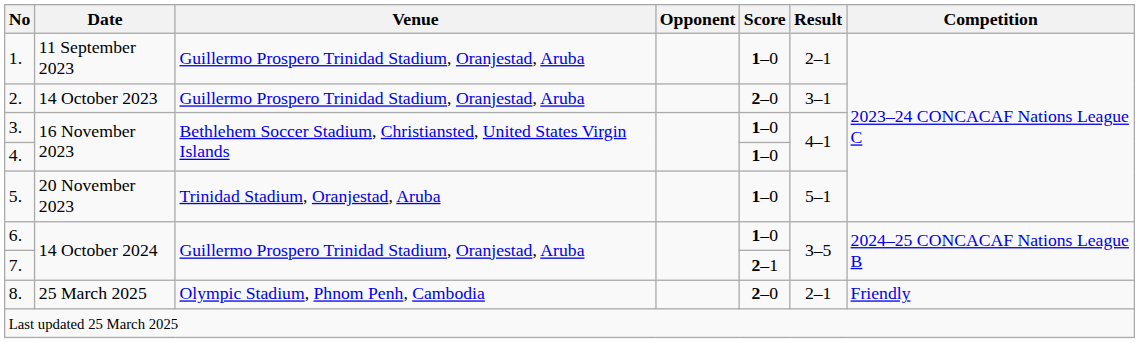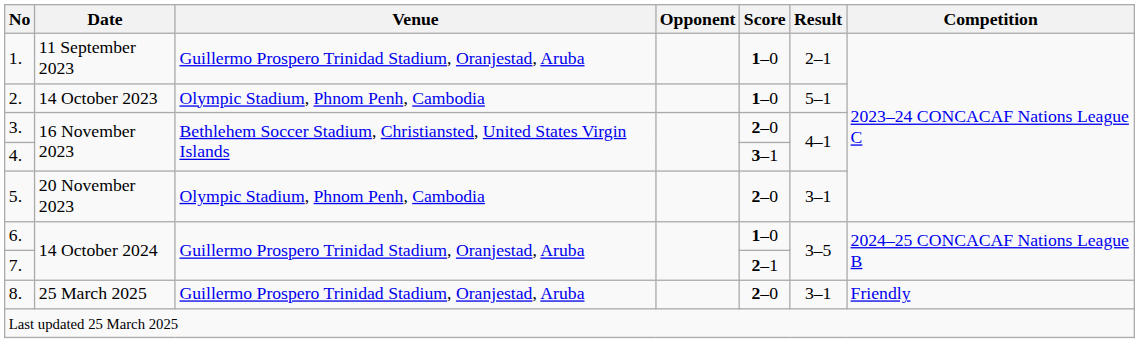(382, 97) Guillermo Prospero Trinidad Stadium, Oranjestad, Aruba -> (332, 97) Olympic Stadium, Phnom Penh, Cambodia
(765, 97) 2–0 -> (765, 97) 1–0
(818, 97) 3–1 -> (818, 97) 5–1
(765, 126) 1–0 -> (765, 126) 2–0
(765, 156) 1–0 -> (765, 156) 3–1
(310, 195) Trinidad Stadium, Oranjestad, Aruba -> (332, 195) Olympic Stadium, Phnom Penh, Cambodia
(765, 195) 1–0 -> (765, 195) 2–0
(818, 195) 5–1 -> (818, 195) 3–1
(332, 293) Olympic Stadium, Phnom Penh, Cambodia -> (382, 293) Guillermo Prospero Trinidad Stadium, Oranjestad, Aruba
(818, 293) 2–1 -> (818, 293) 3–1
